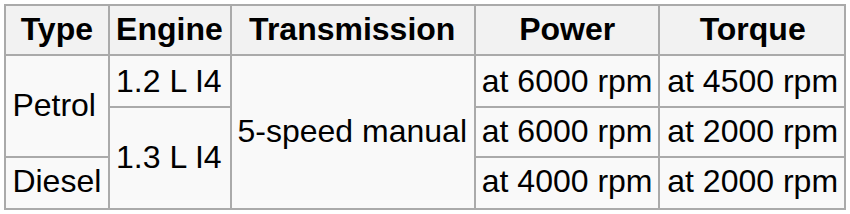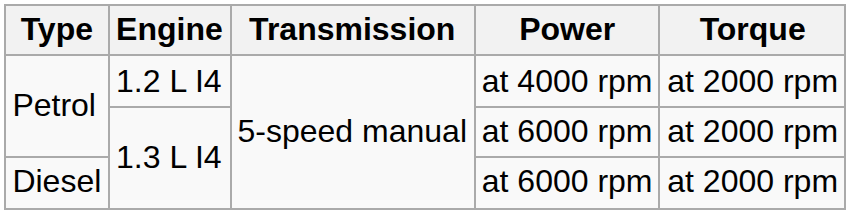(567, 80) at 6000 rpm -> (567, 80) at 4000 rpm
(753, 80) at 4500 rpm -> (753, 80) at 2000 rpm
(567, 182) at 4000 rpm -> (567, 182) at 6000 rpm
